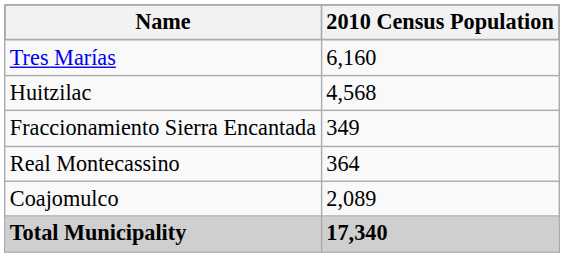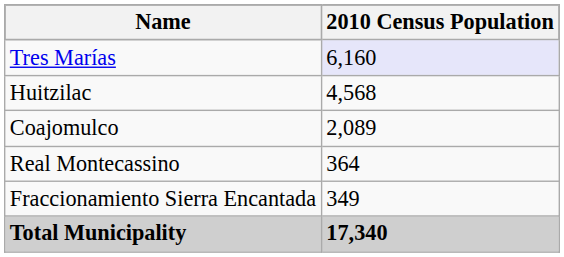(351, 57) no background -> (351, 57) lavender background
rows swapped: (64, 198) <-> (163, 127)
